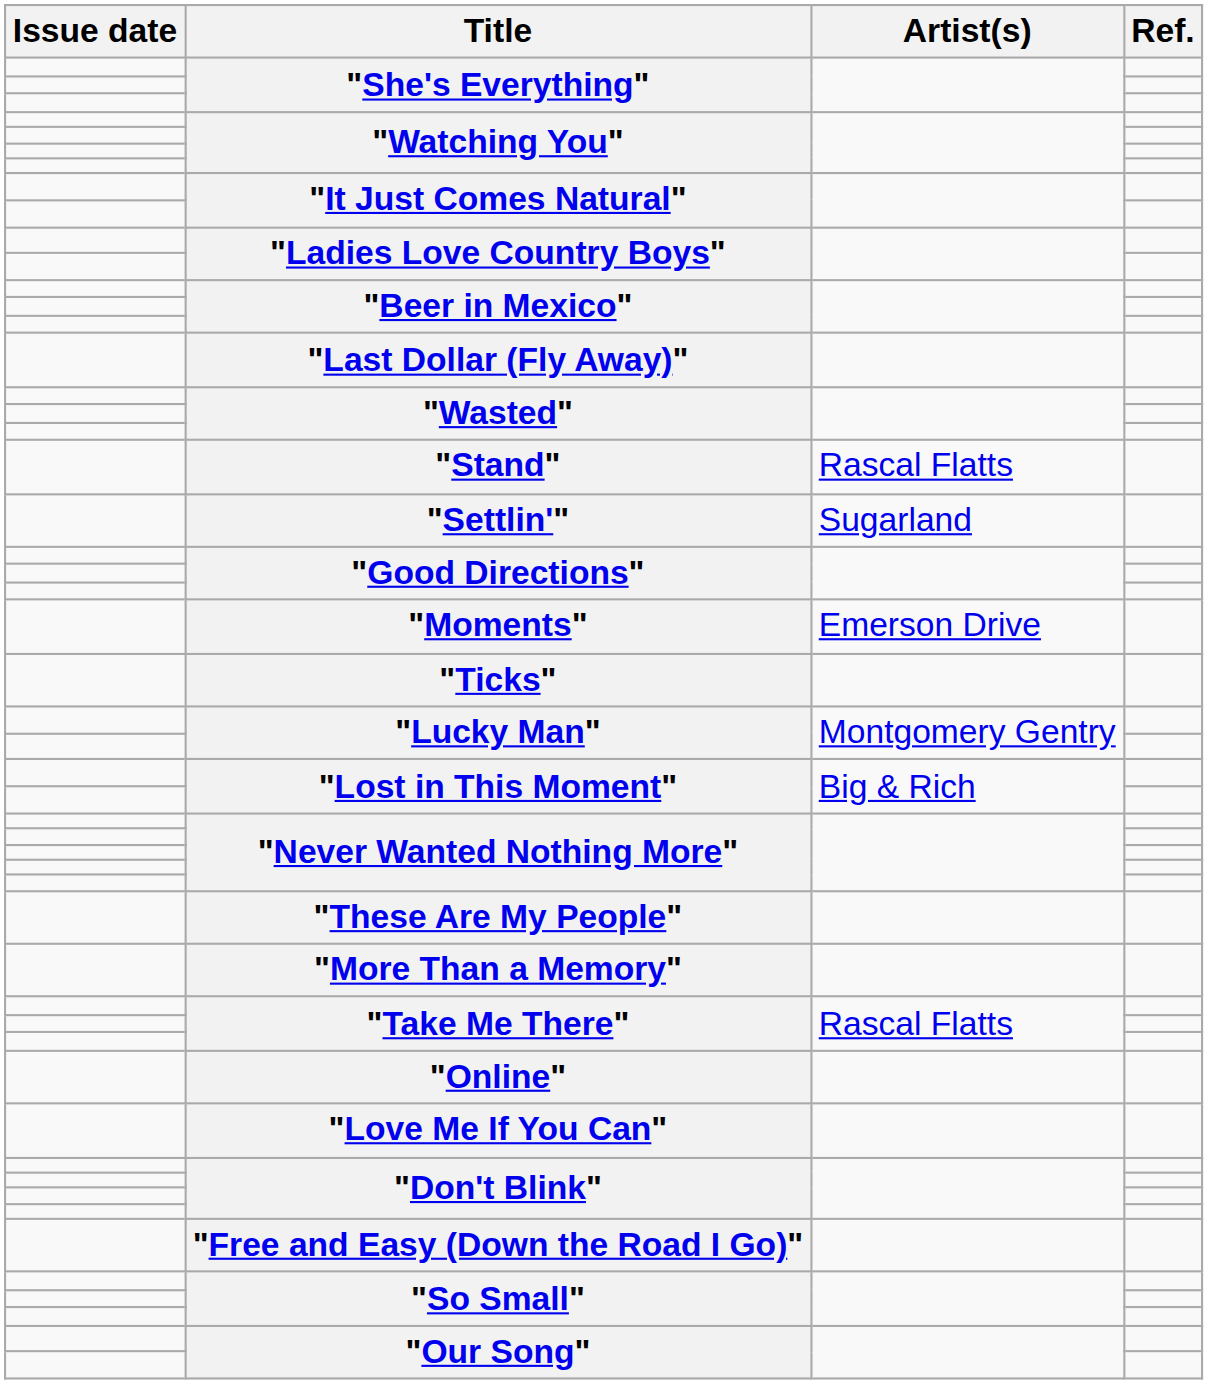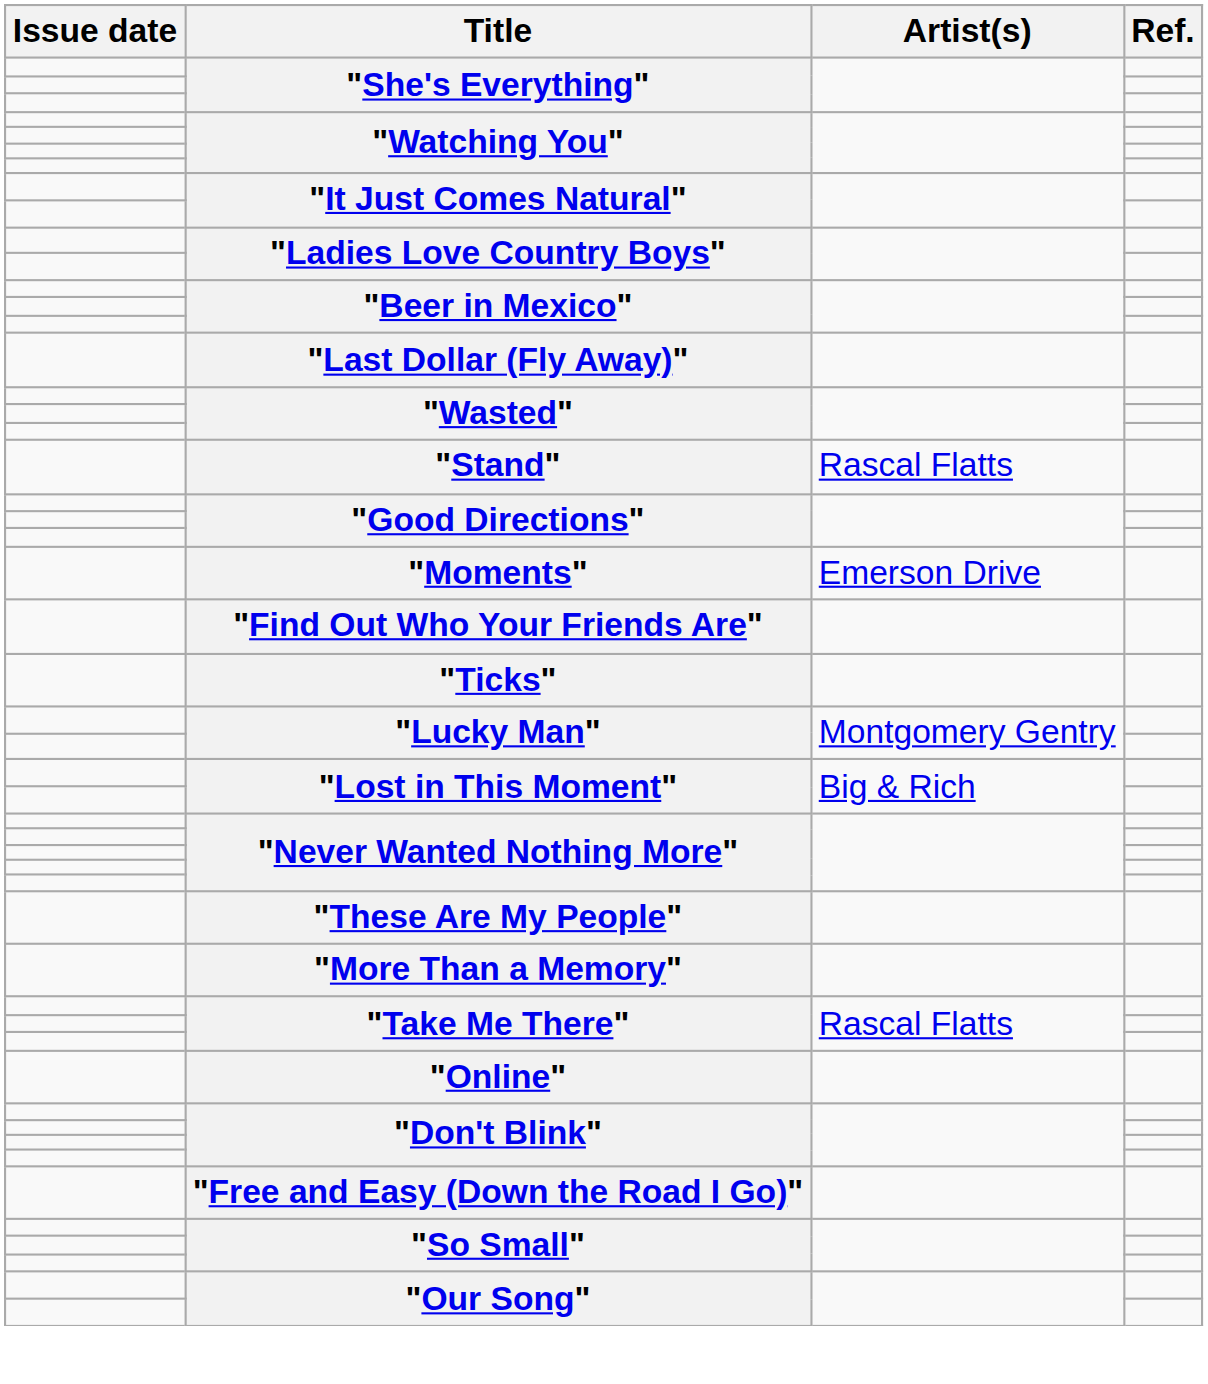- row: (498, 519)
+ row: (498, 625)
- row: (498, 1129)
